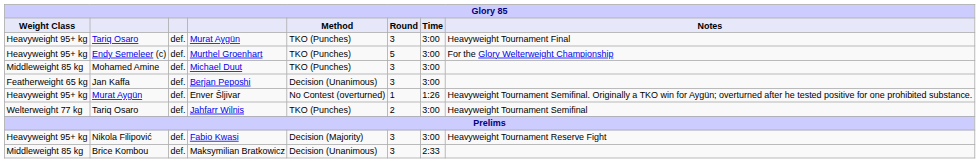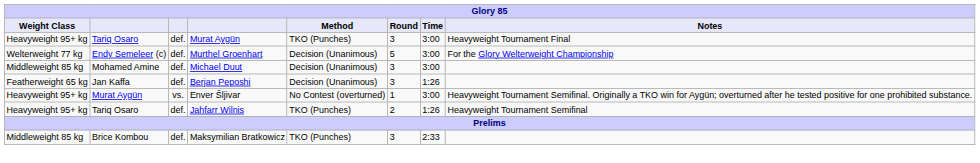(47, 54) Heavyweight 95+ kg -> (45, 54) Welterweight 77 kg
(320, 54) TKO (Punches) -> (333, 54) Decision (Unanimous)
(320, 67) TKO (Punches) -> (333, 67) Decision (Unanimous)
(431, 81) 3:00 -> (431, 81) 1:26
(178, 95) def. -> (178, 95) vs.
(431, 95) 1:26 -> (431, 95) 3:00
(45, 109) Welterweight 77 kg -> (47, 109) Heavyweight 95+ kg
(431, 109) 3:00 -> (431, 109) 1:26
- row: (214, 137)
(333, 151) Decision (Unanimous) -> (320, 137) TKO (Punches)
